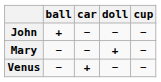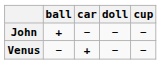- row: (24, 50)
